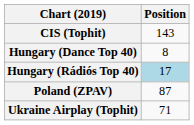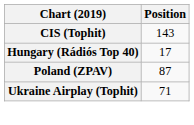- row: (73, 52)
(165, 71) lightblue background -> (165, 52) no background
